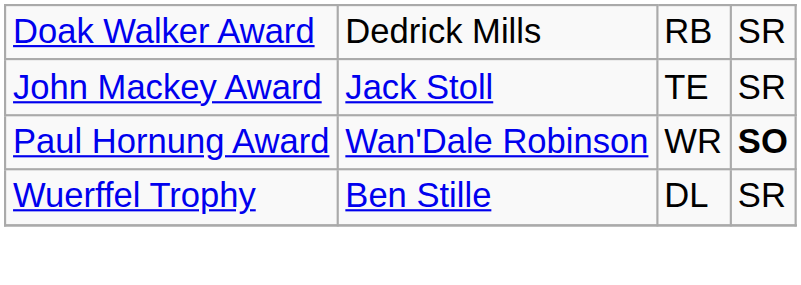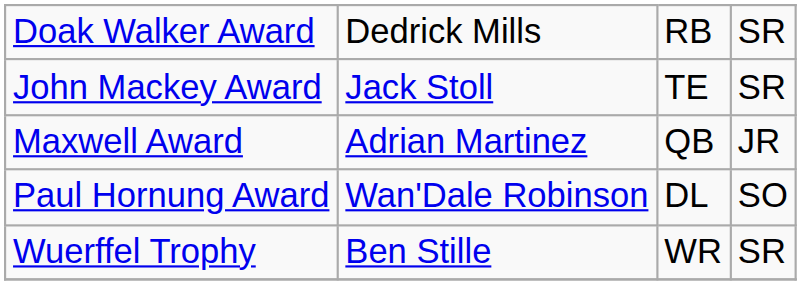+ row: (128, 141)
(693, 141) WR -> (686, 196) DL
(763, 141) bold -> (763, 196) normal
(686, 196) DL -> (693, 251) WR
